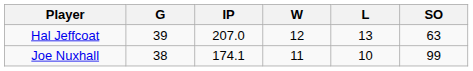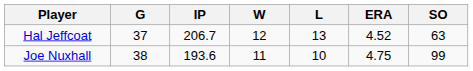+ column: (379, 14)
(160, 35) 39 -> (140, 35) 37
(229, 35) 207.0 -> (200, 35) 206.7
(229, 55) 174.1 -> (200, 55) 193.6
